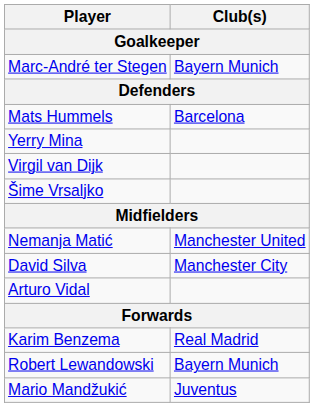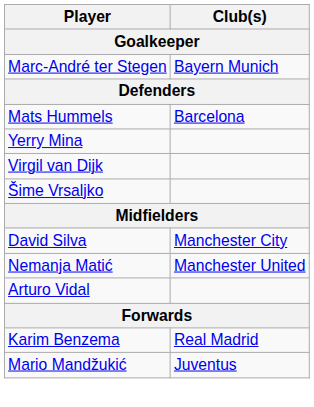rows swapped: (60, 240) <-> (47, 265)
- row: (81, 365)
